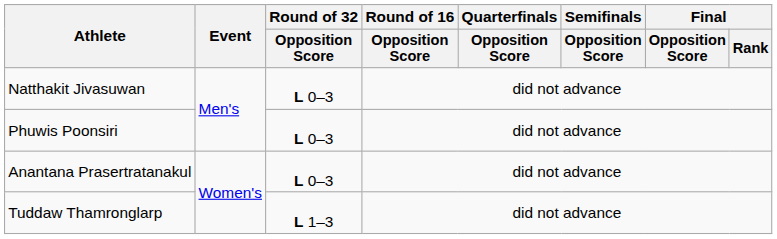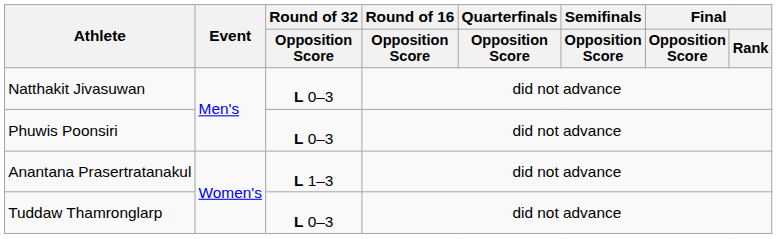(314, 181) L 0–3 -> (314, 181) L 1–3
(314, 222) L 1–3 -> (314, 222) L 0–3
